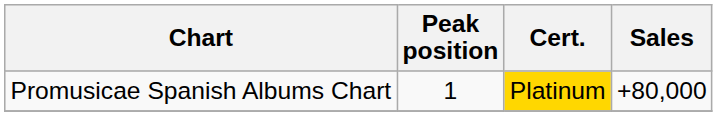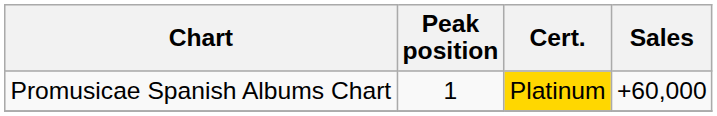(662, 90) +80,000 -> (662, 90) +60,000
